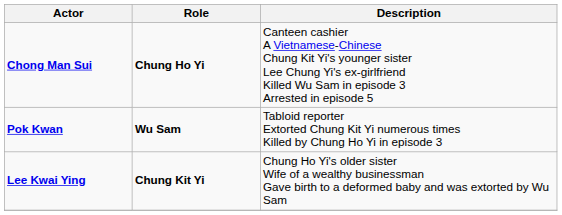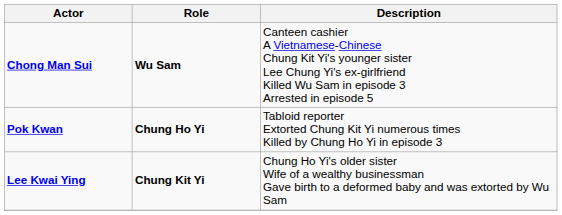(170, 65) Chung Ho Yi -> (158, 65) Wu Sam
(158, 129) Wu Sam -> (170, 129) Chung Ho Yi
